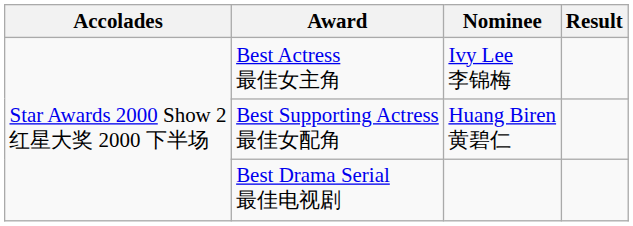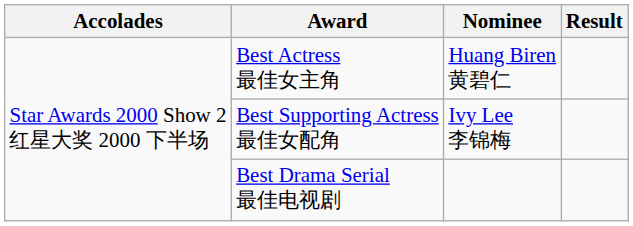(481, 66) Ivy Lee 李锦梅 -> (502, 66) Huang Biren 黄碧仁
(502, 127) Huang Biren 黄碧仁 -> (481, 127) Ivy Lee 李锦梅
